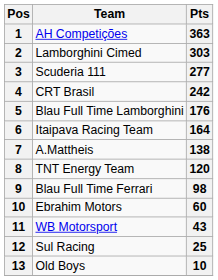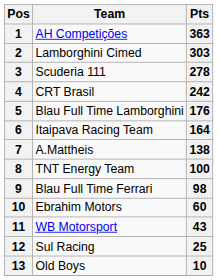(200, 72) 277 -> (200, 72) 278
(200, 169) 120 -> (200, 169) 100
